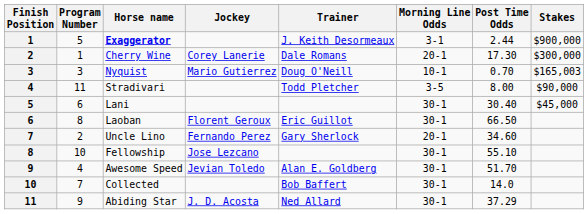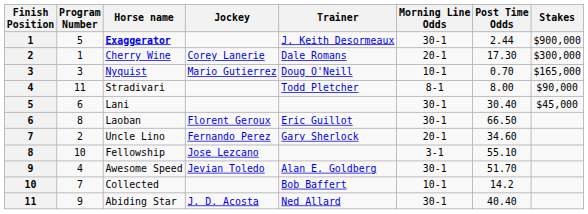(435, 40) 3-1 -> (435, 40) 30-1
(557, 72) $165,003 -> (557, 72) $165,000
(435, 88) 3-5 -> (435, 88) 8-1
(435, 153) 30-1 -> (435, 153) 3-1
(435, 185) 30-1 -> (435, 185) 10-1
(502, 185) 14.0 -> (502, 185) 14.2
(502, 201) 37.29 -> (502, 201) 40.40
